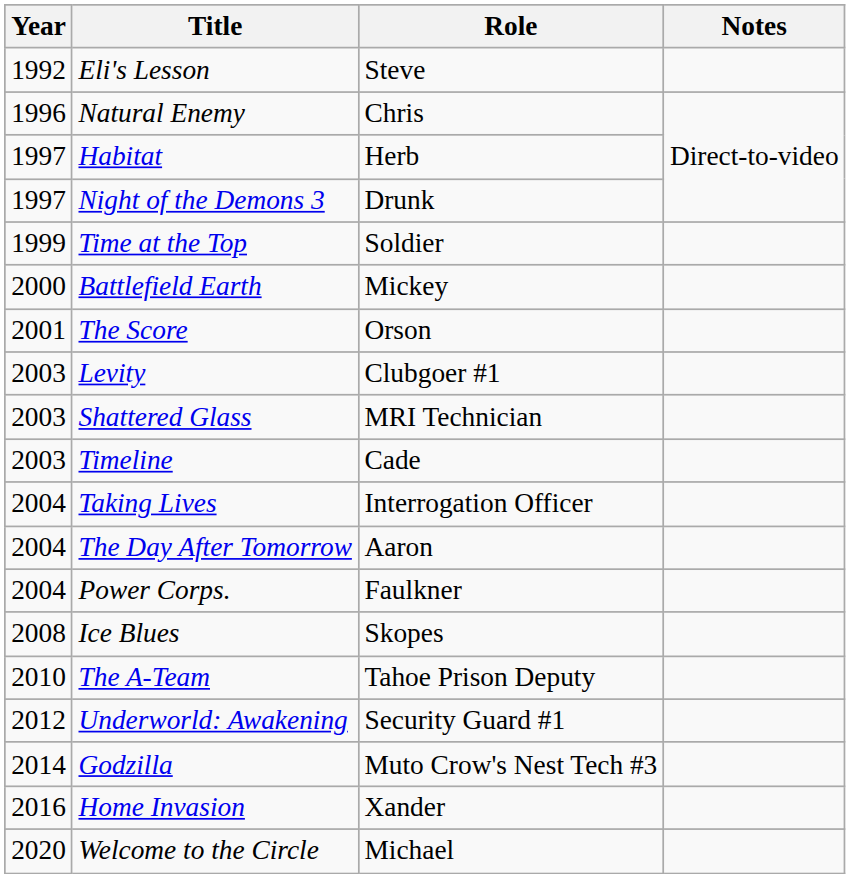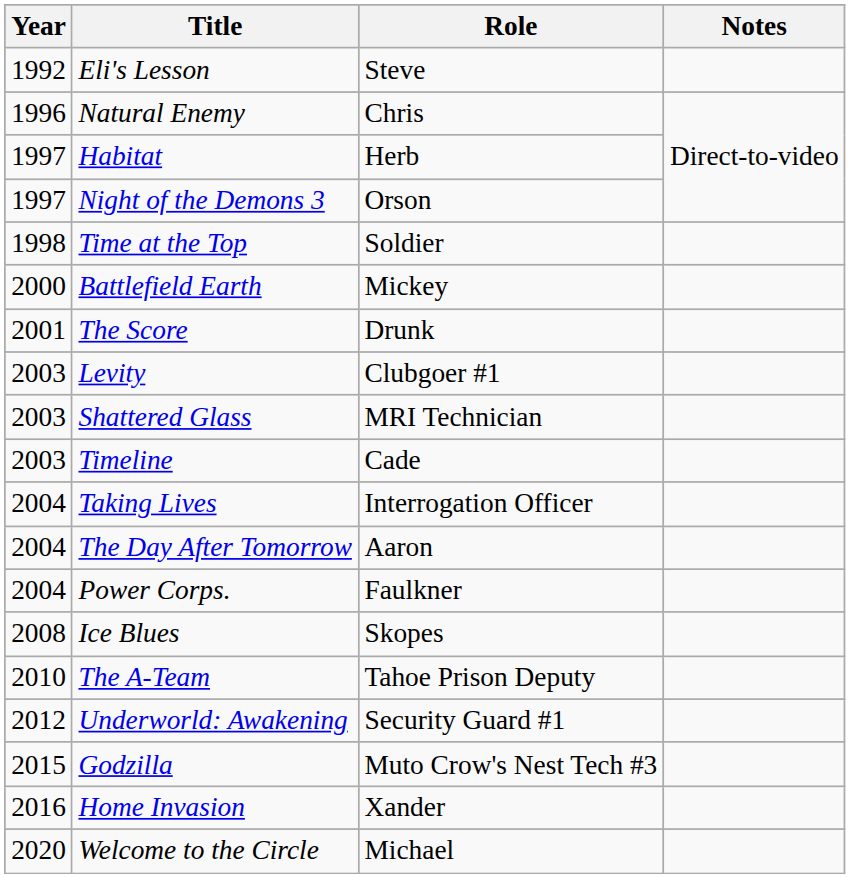(399, 199) Drunk -> (398, 199) Orson
(39, 243) 1999 -> (39, 243) 1998
(398, 329) Orson -> (399, 329) Drunk
(39, 763) 2014 -> (39, 763) 2015
